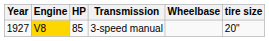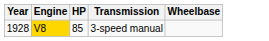- column: (244, 12)
(18, 28) 1927 -> (18, 28) 1928
